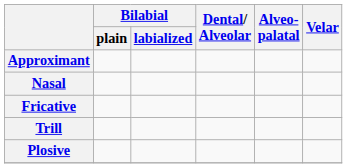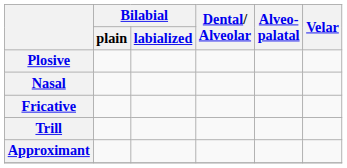rows swapped: (49, 151) <-> (49, 60)
